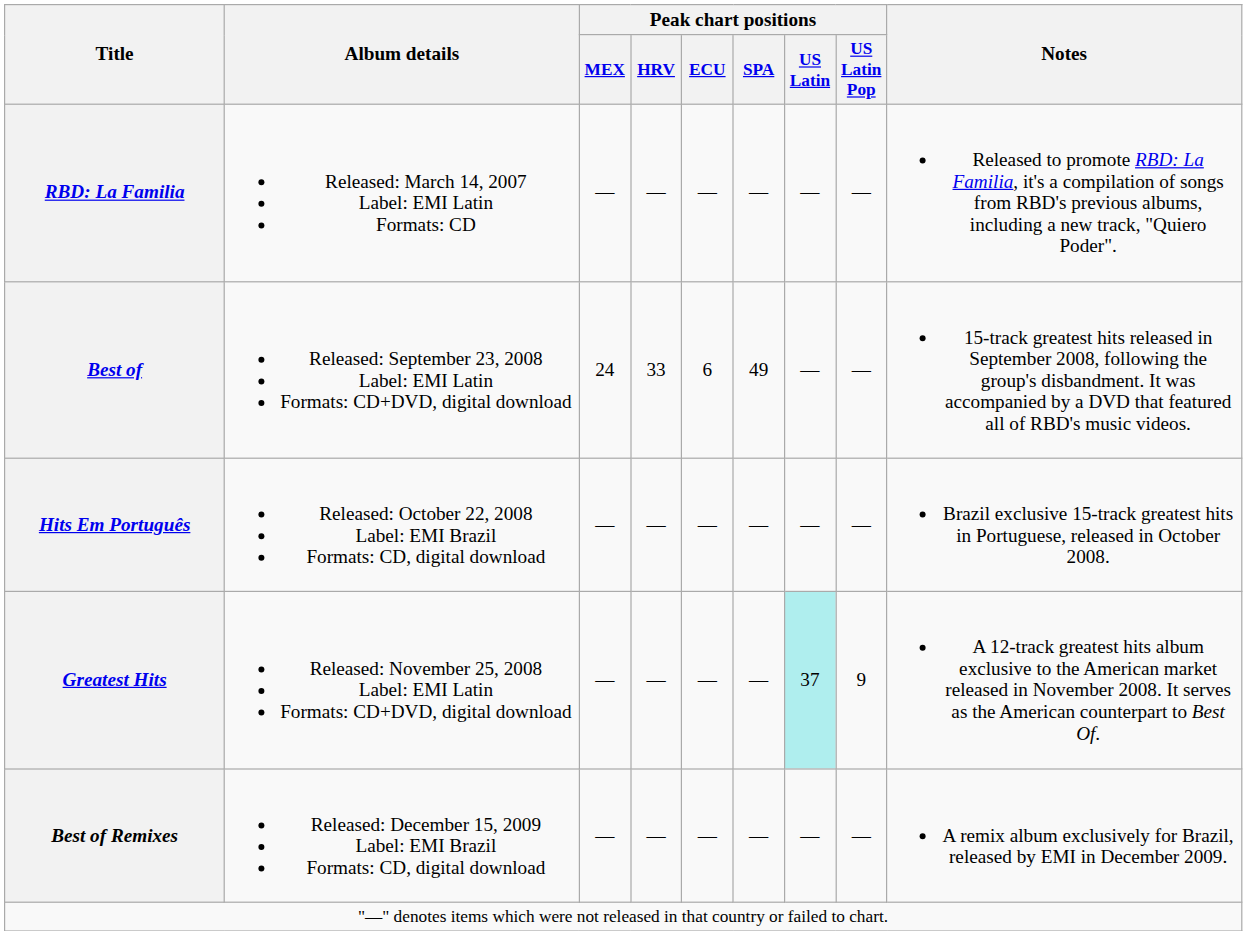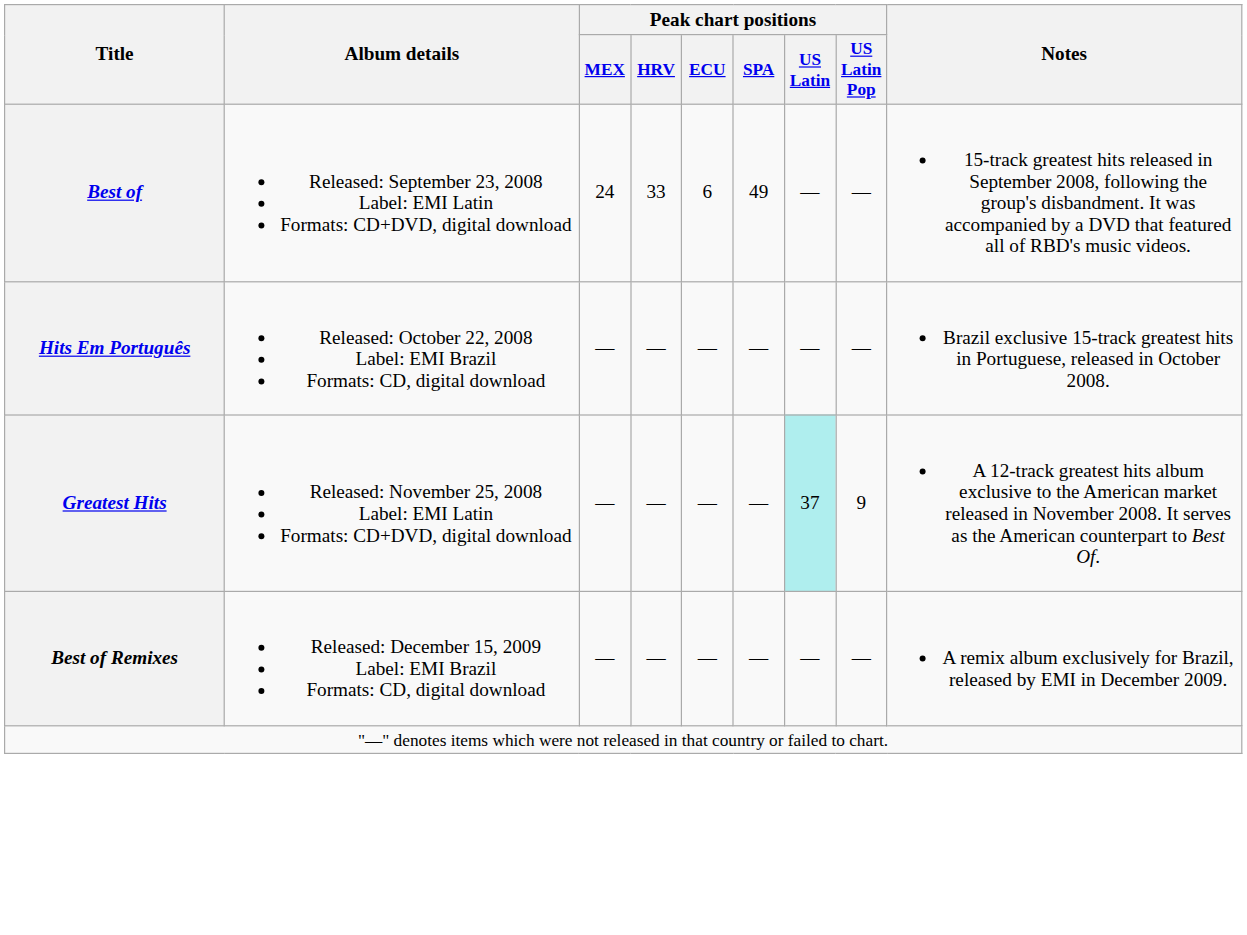- row: (115, 192)
